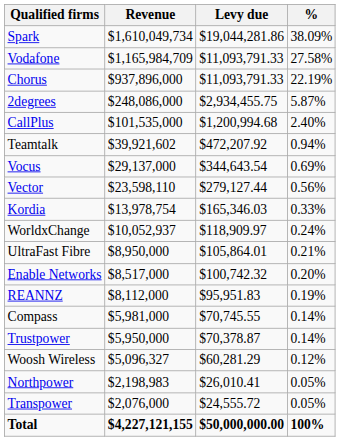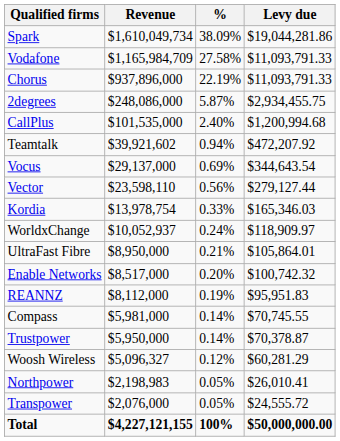columns swapped: (311, 15) <-> (242, 15)
